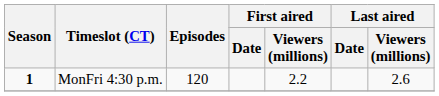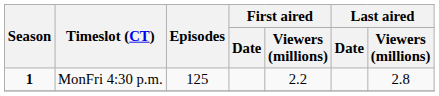(197, 79) 120 -> (197, 79) 125
(401, 79) 2.6 -> (401, 79) 2.8
